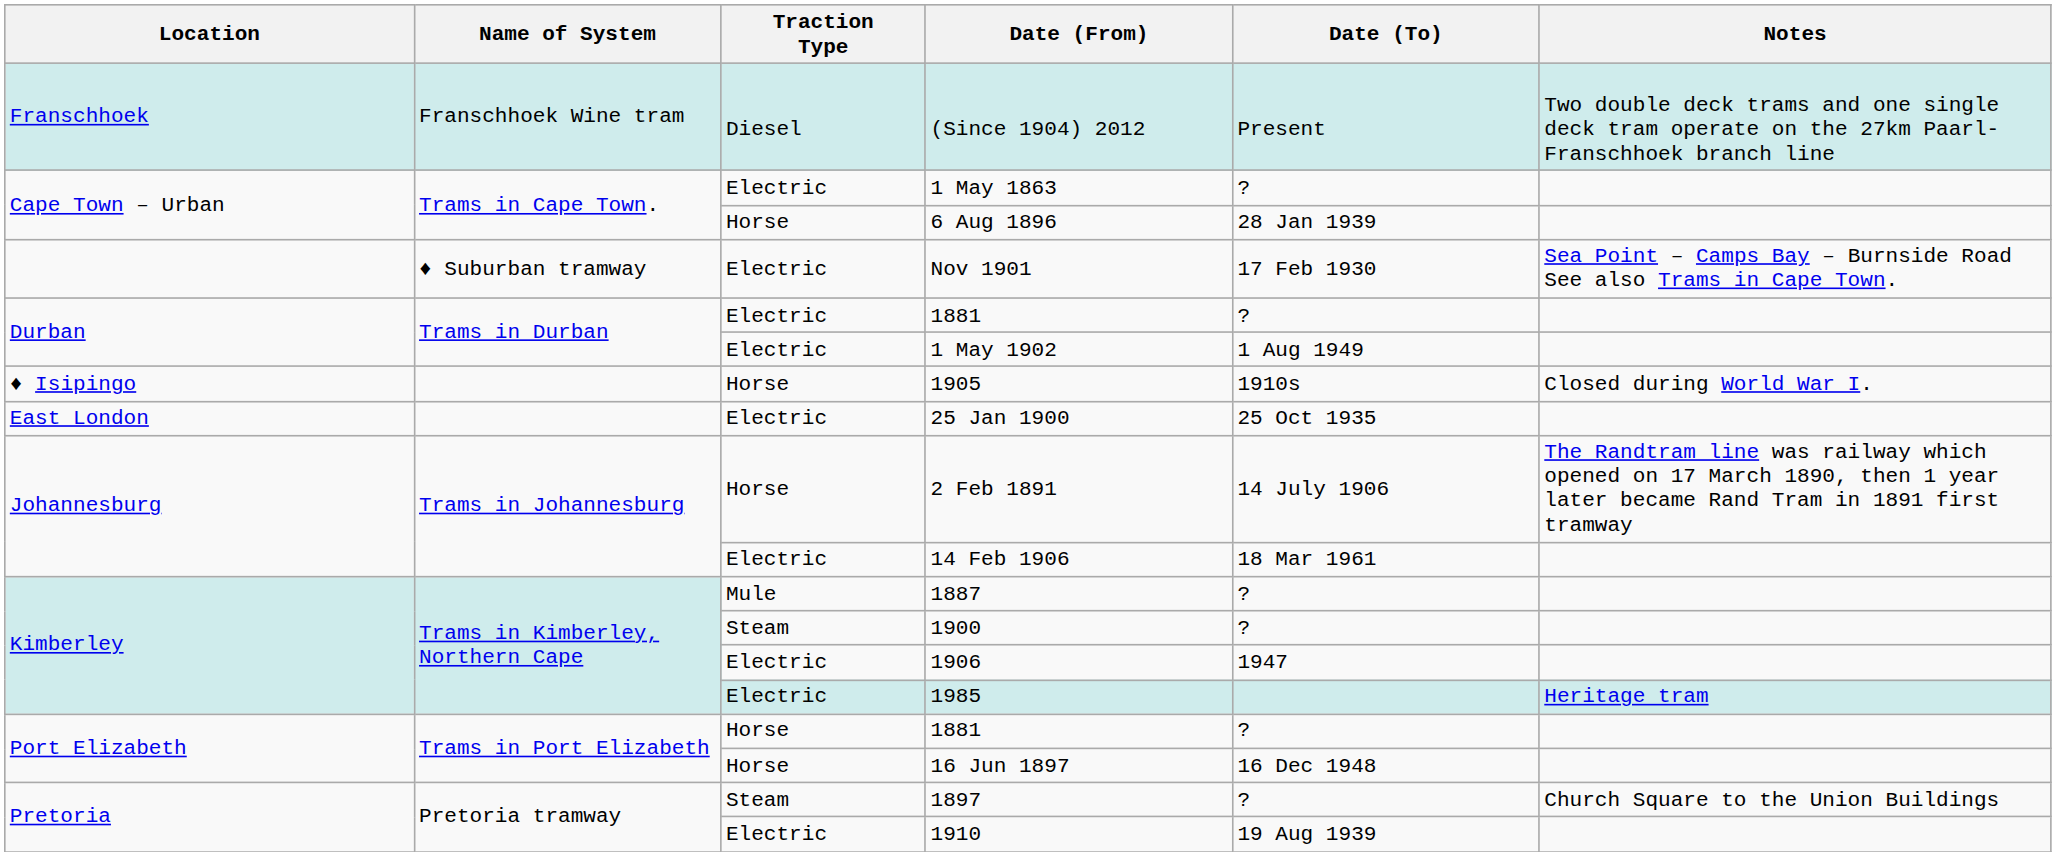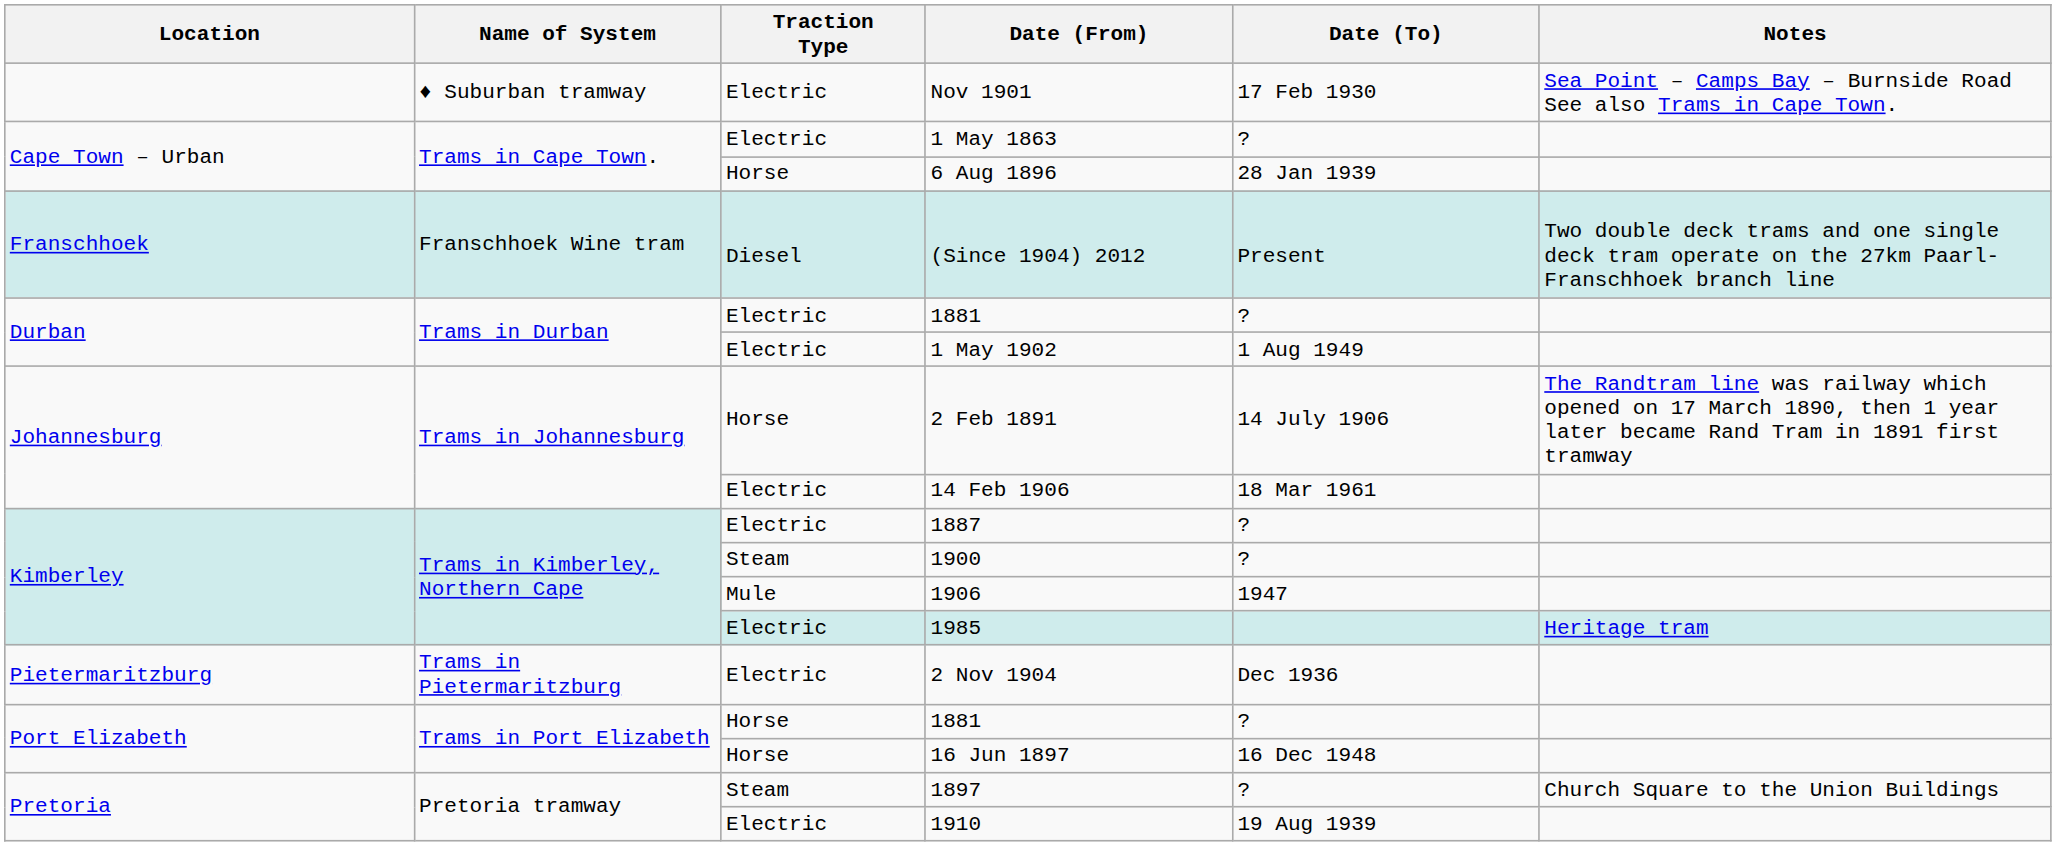rows swapped: (79, 117) <-> (209, 269)
- row: (73, 384)
- row: (79, 418)
(751, 594) Mule -> (776, 525) Electric
(776, 663) Electric -> (751, 594) Mule
+ row: (111, 675)
